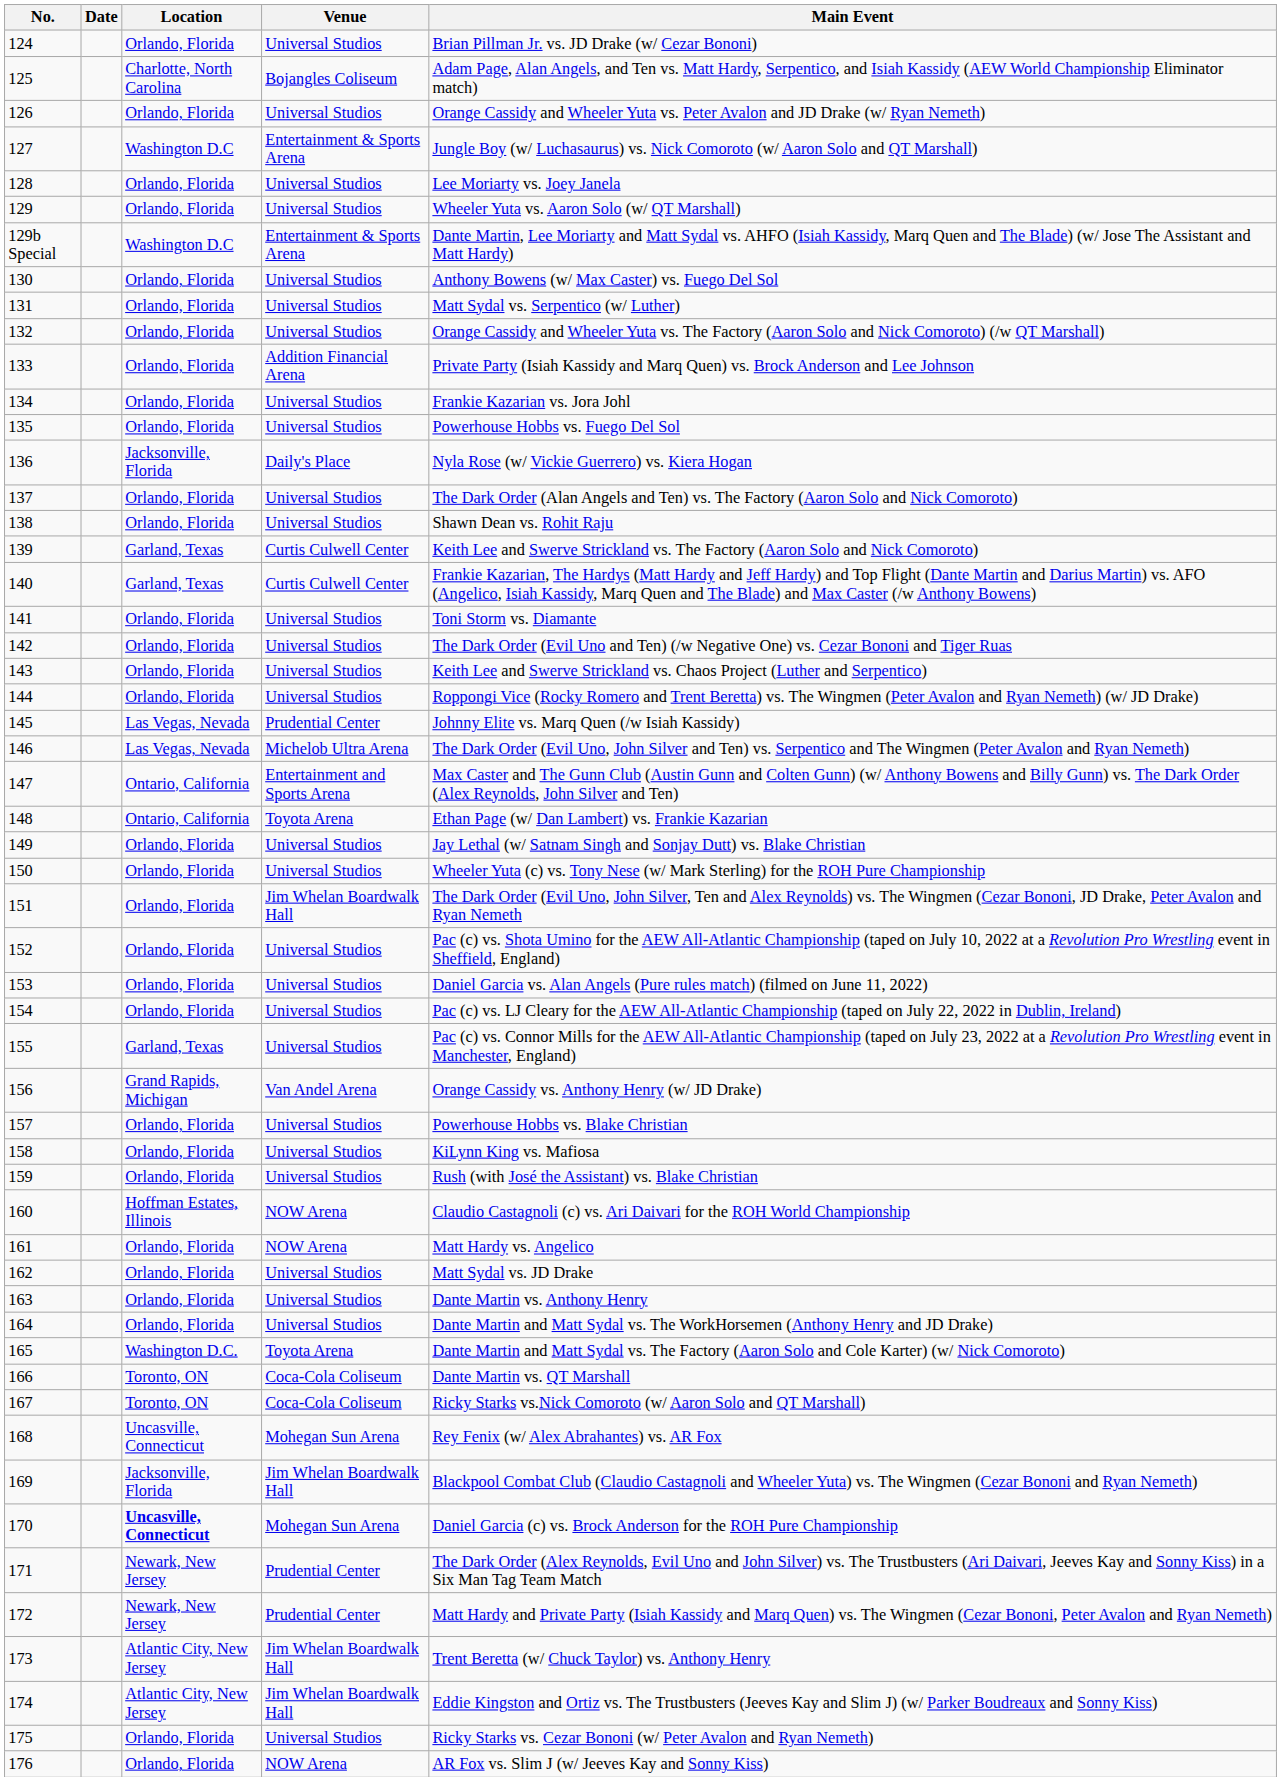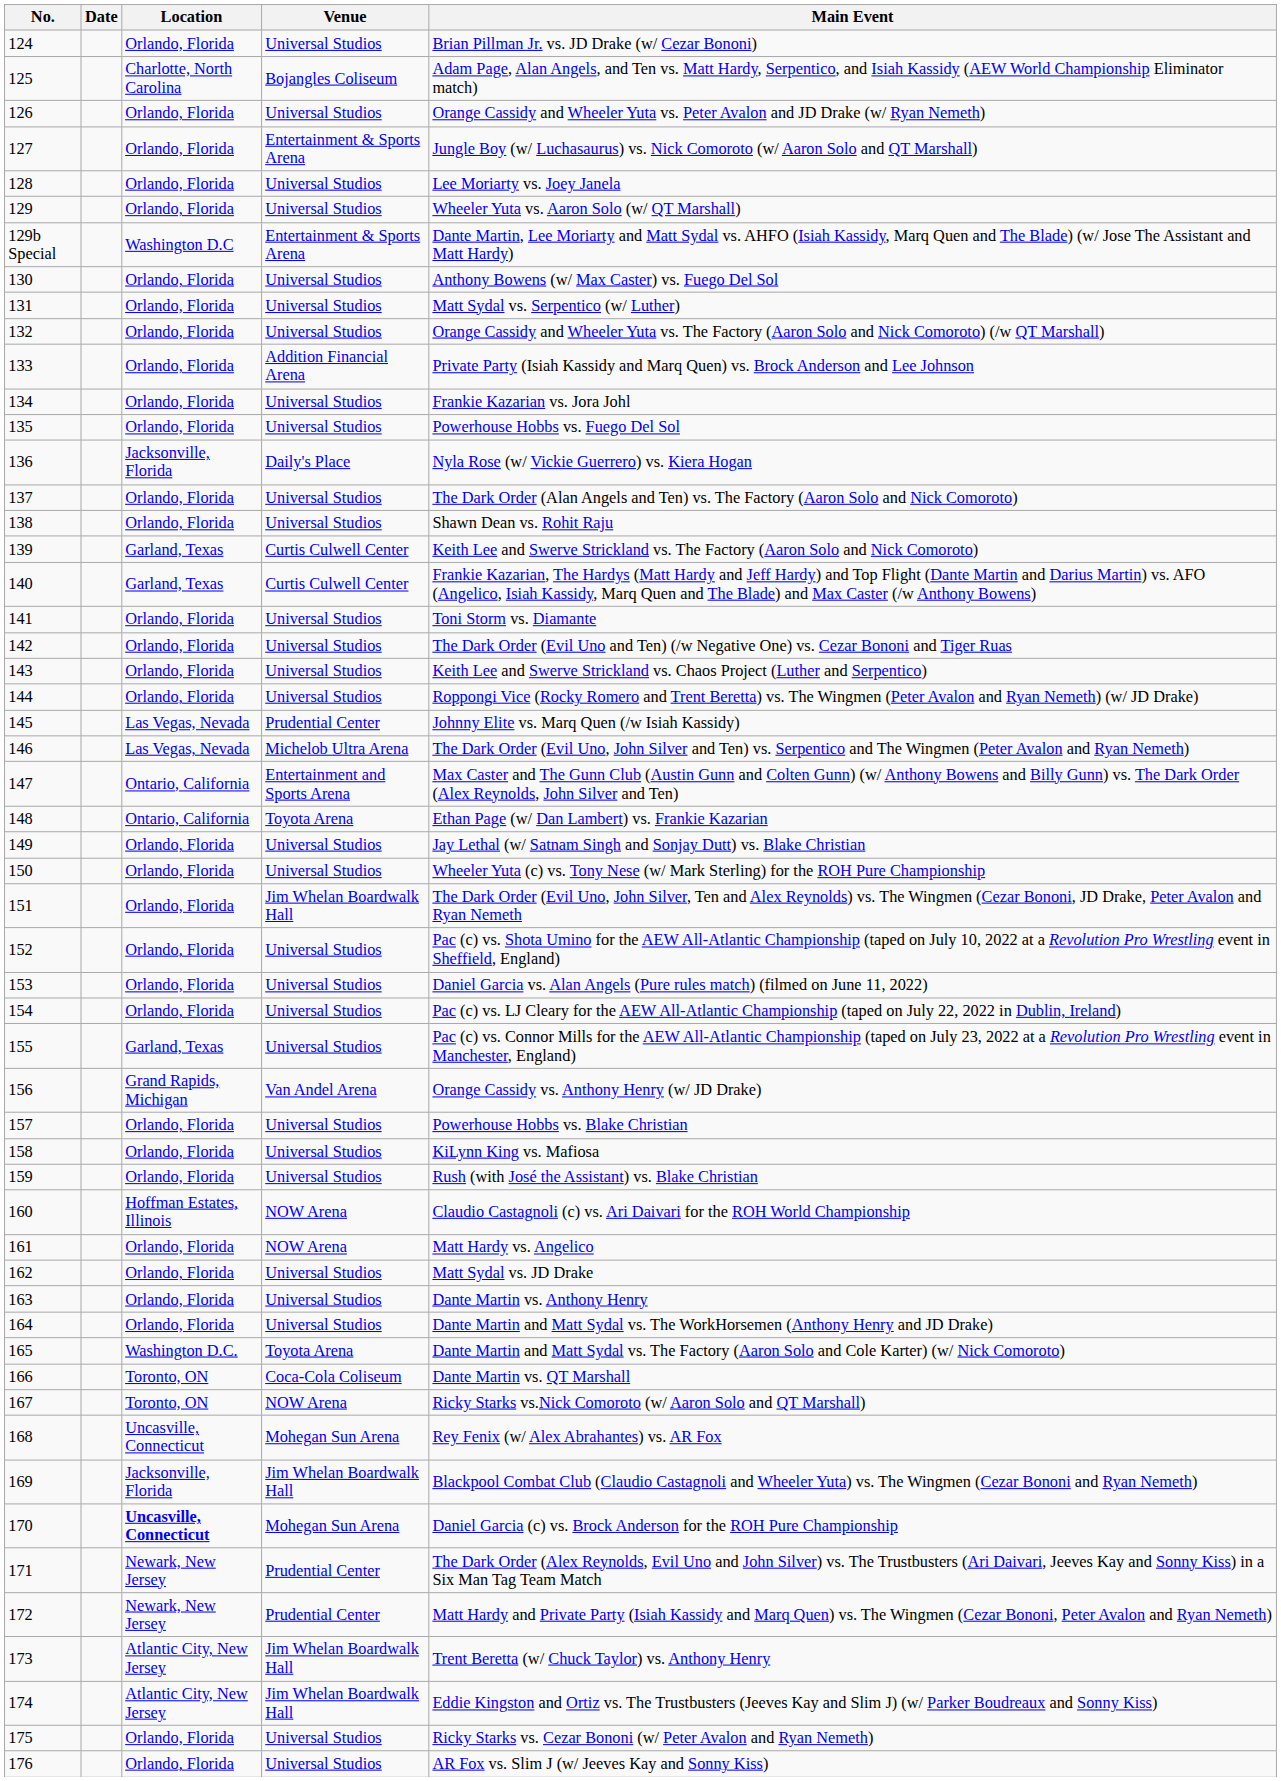(179, 148) Washington D.C -> (180, 148) Orlando, Florida
(333, 1402) Coca-Cola Coliseum -> (306, 1402) NOW Arena
(306, 1763) NOW Arena -> (323, 1763) Universal Studios
